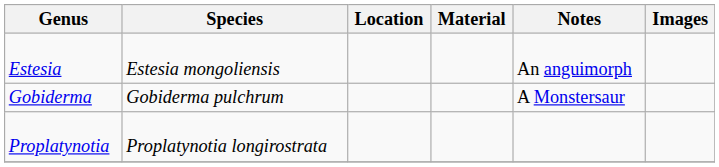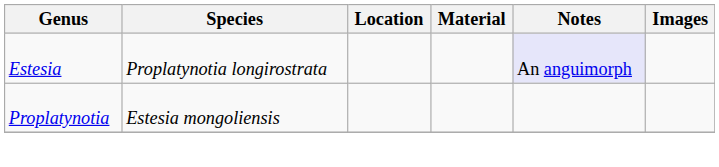(203, 68) Estesia mongoliensis -> (227, 68) Proplatynotia longirostrata
(574, 68) no background -> (574, 68) lavender background
- row: (50, 97)
(227, 146) Proplatynotia longirostrata -> (203, 117) Estesia mongoliensis
